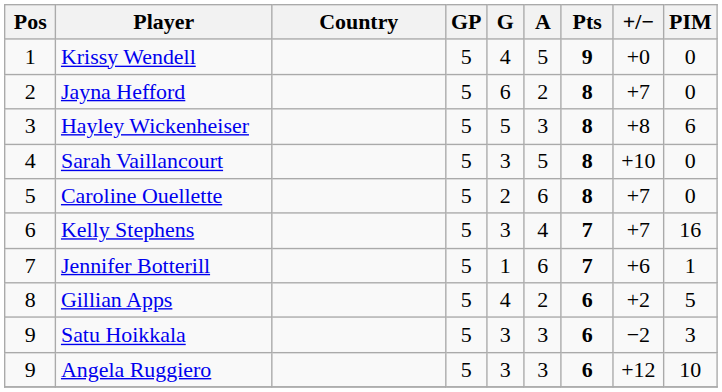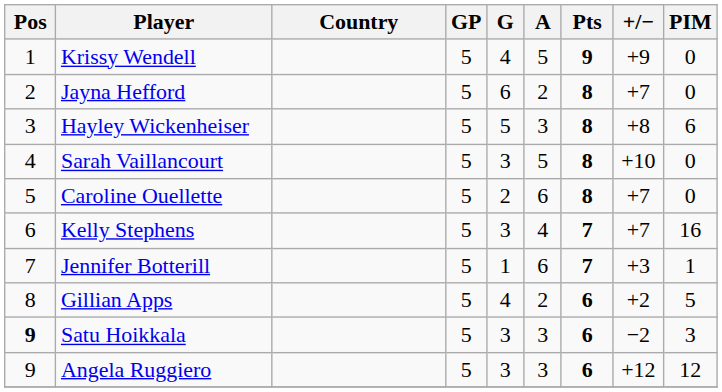(638, 56) +0 -> (638, 56) +9
(638, 265) +6 -> (638, 265) +3
(30, 334) normal -> (30, 334) bold
(690, 369) 10 -> (690, 369) 12
